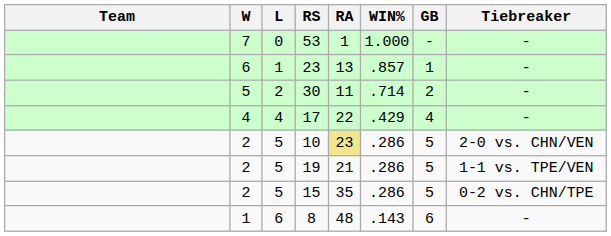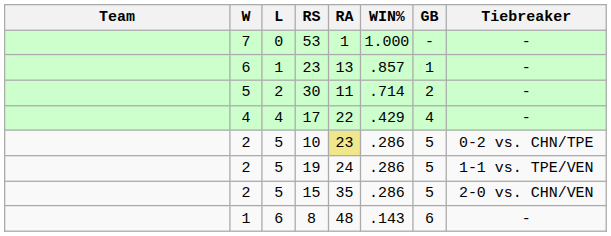(526, 143) 2-0 vs. CHN/VEN -> (526, 143) 0-2 vs. CHN/TPE
(344, 168) 21 -> (344, 168) 24
(526, 193) 0-2 vs. CHN/TPE -> (526, 193) 2-0 vs. CHN/VEN
